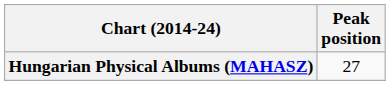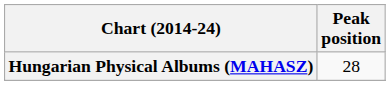(351, 66) 27 -> (351, 66) 28
